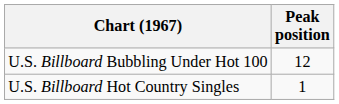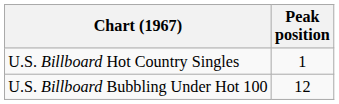rows swapped: (124, 86) <-> (138, 61)
